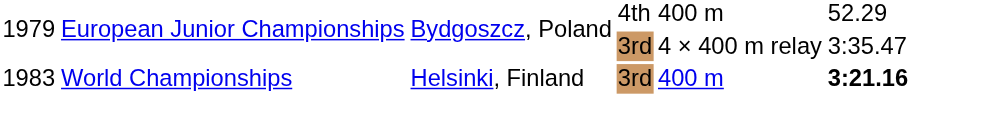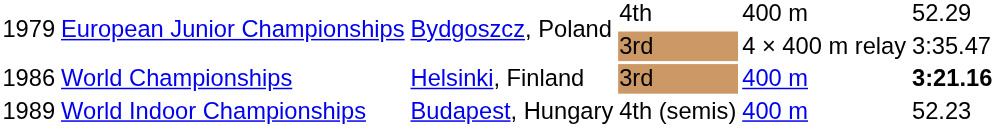(29, 78) 1983 -> (29, 78) 1986
+ row: (214, 111)
